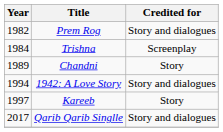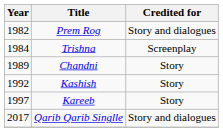+ row: (79, 83)
- row: (79, 83)
